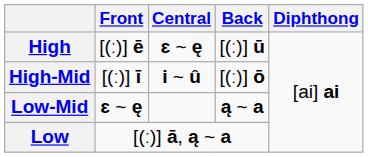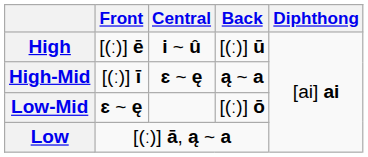(182, 46) ɛ ~ ę -> (182, 46) i ~ û
(182, 76) i ~ û -> (182, 76) ɛ ~ ę
(242, 76) [(ː)] ō -> (242, 76) ą ~ a
(242, 107) ą ~ a -> (242, 107) [(ː)] ō
